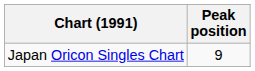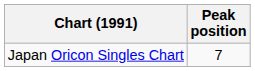(219, 54) 9 -> (219, 54) 7
